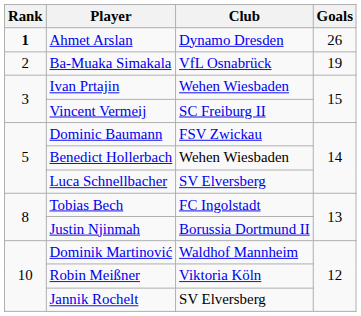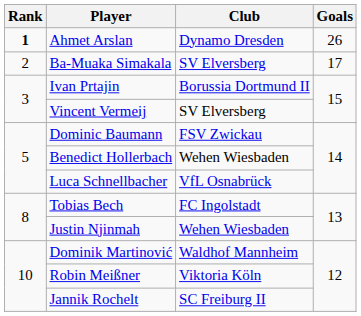(225, 63) VfL Osnabrück -> (222, 63) SV Elversberg
(335, 63) 19 -> (335, 63) 17
(234, 87) Wehen Wiesbaden -> (244, 87) Borussia Dortmund II
(222, 110) SC Freiburg II -> (222, 110) SV Elversberg
(222, 181) SV Elversberg -> (225, 181) VfL Osnabrück
(244, 228) Borussia Dortmund II -> (234, 228) Wehen Wiesbaden
(222, 299) SV Elversberg -> (222, 299) SC Freiburg II
